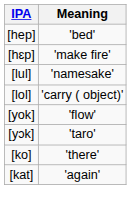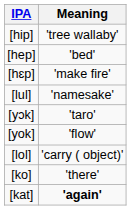+ row: (21, 34)
rows swapped: (21, 94) <-> (21, 134)
(82, 174) normal -> (82, 194) bold
